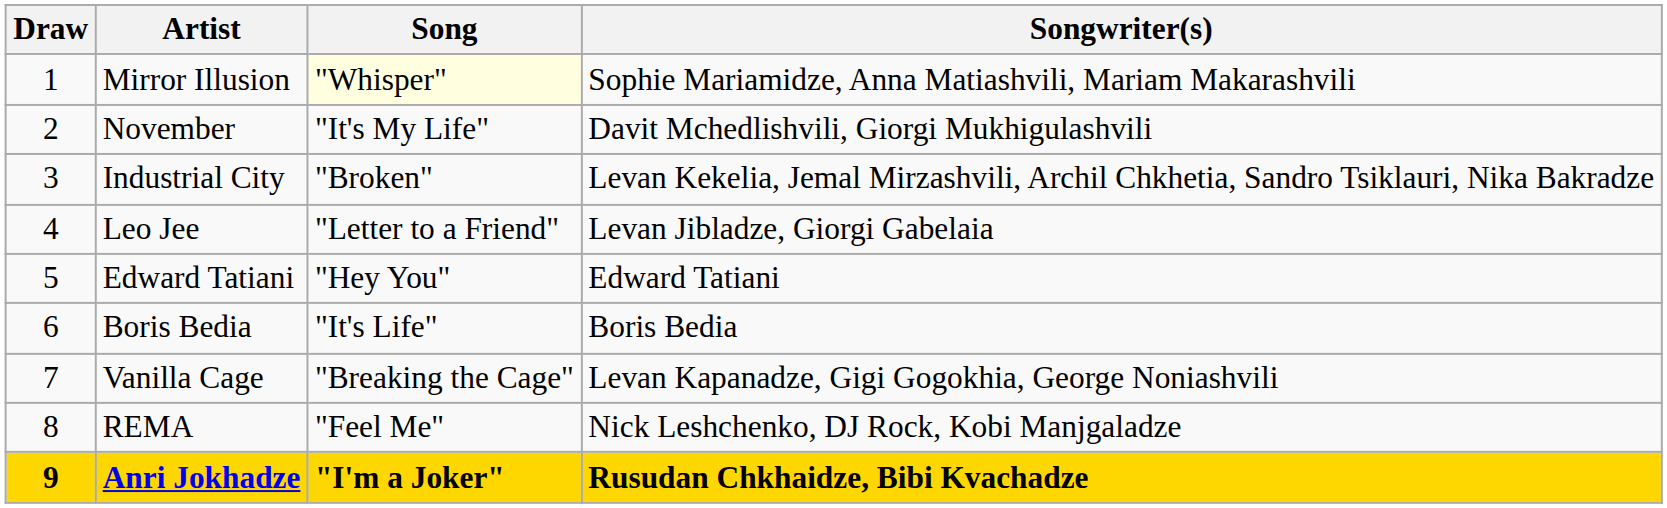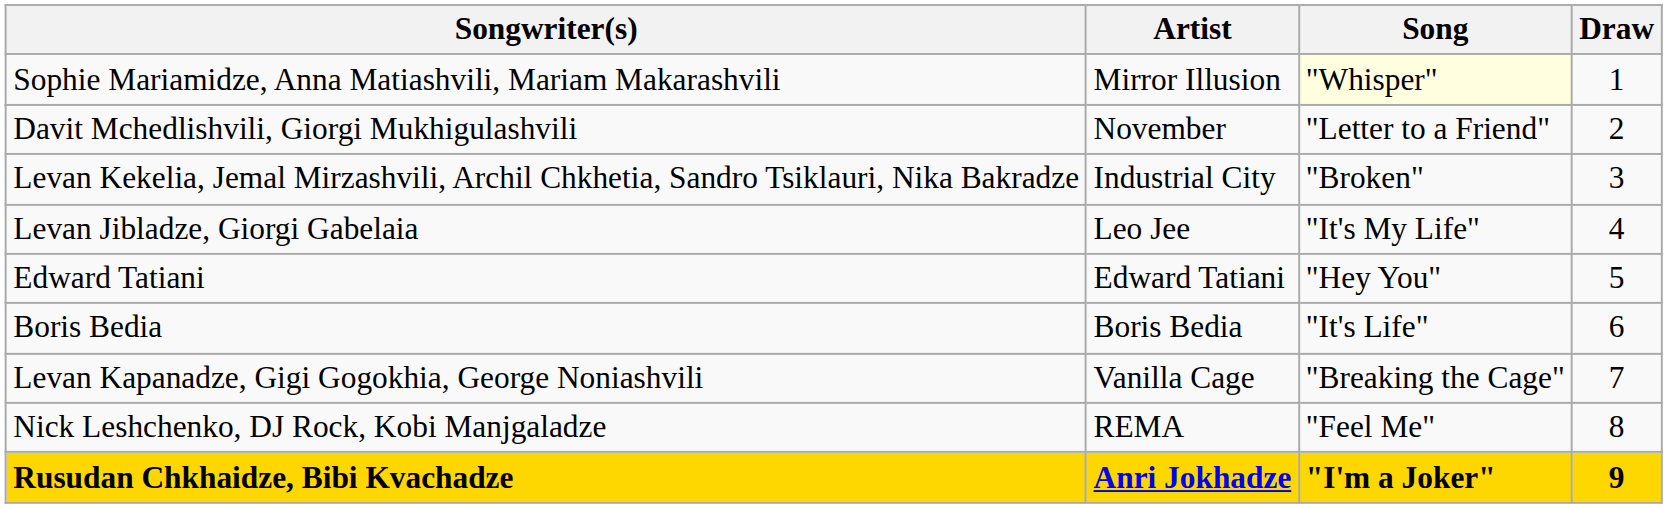columns swapped: (51, 29) <-> (1121, 29)
(402, 128) "It's My Life" -> (1428, 128) "Letter to a Friend"
(437, 228) "Letter to a Friend" -> (1393, 228) "It's My Life"
